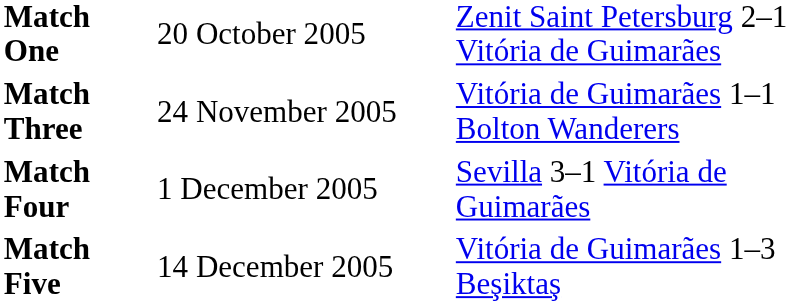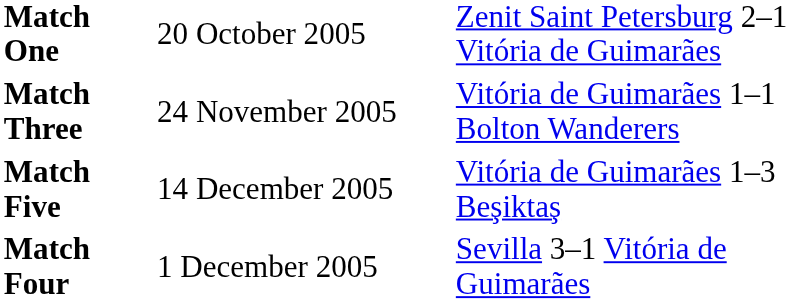rows swapped: (47, 188) <-> (47, 266)
